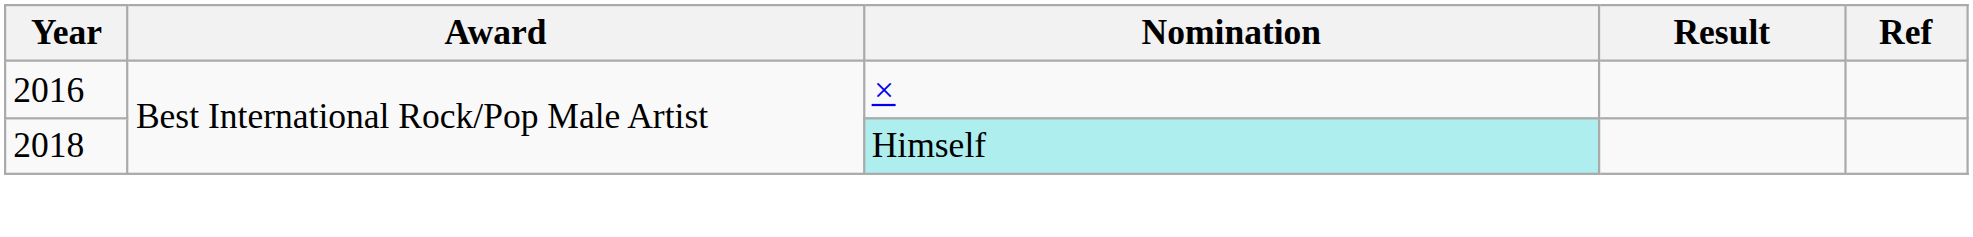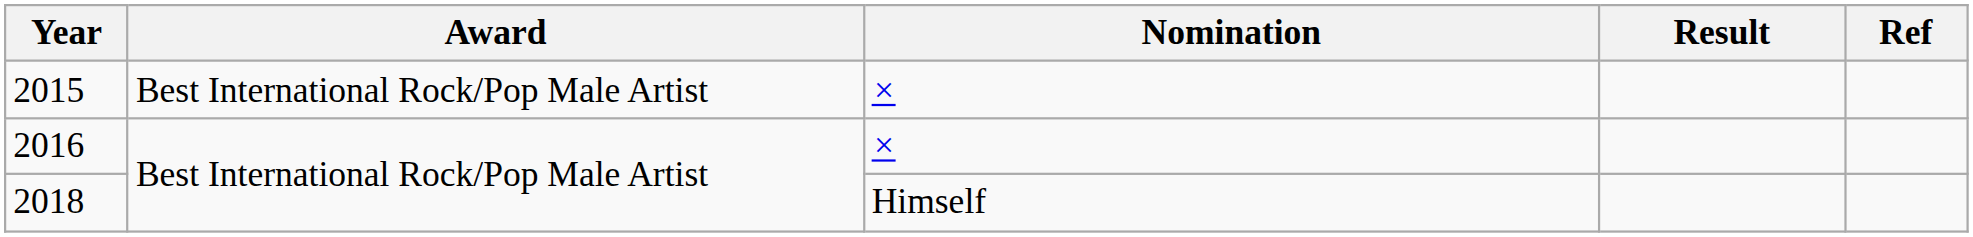+ row: (49, 88)
(929, 145) paleturquoise background -> (929, 201) no background
